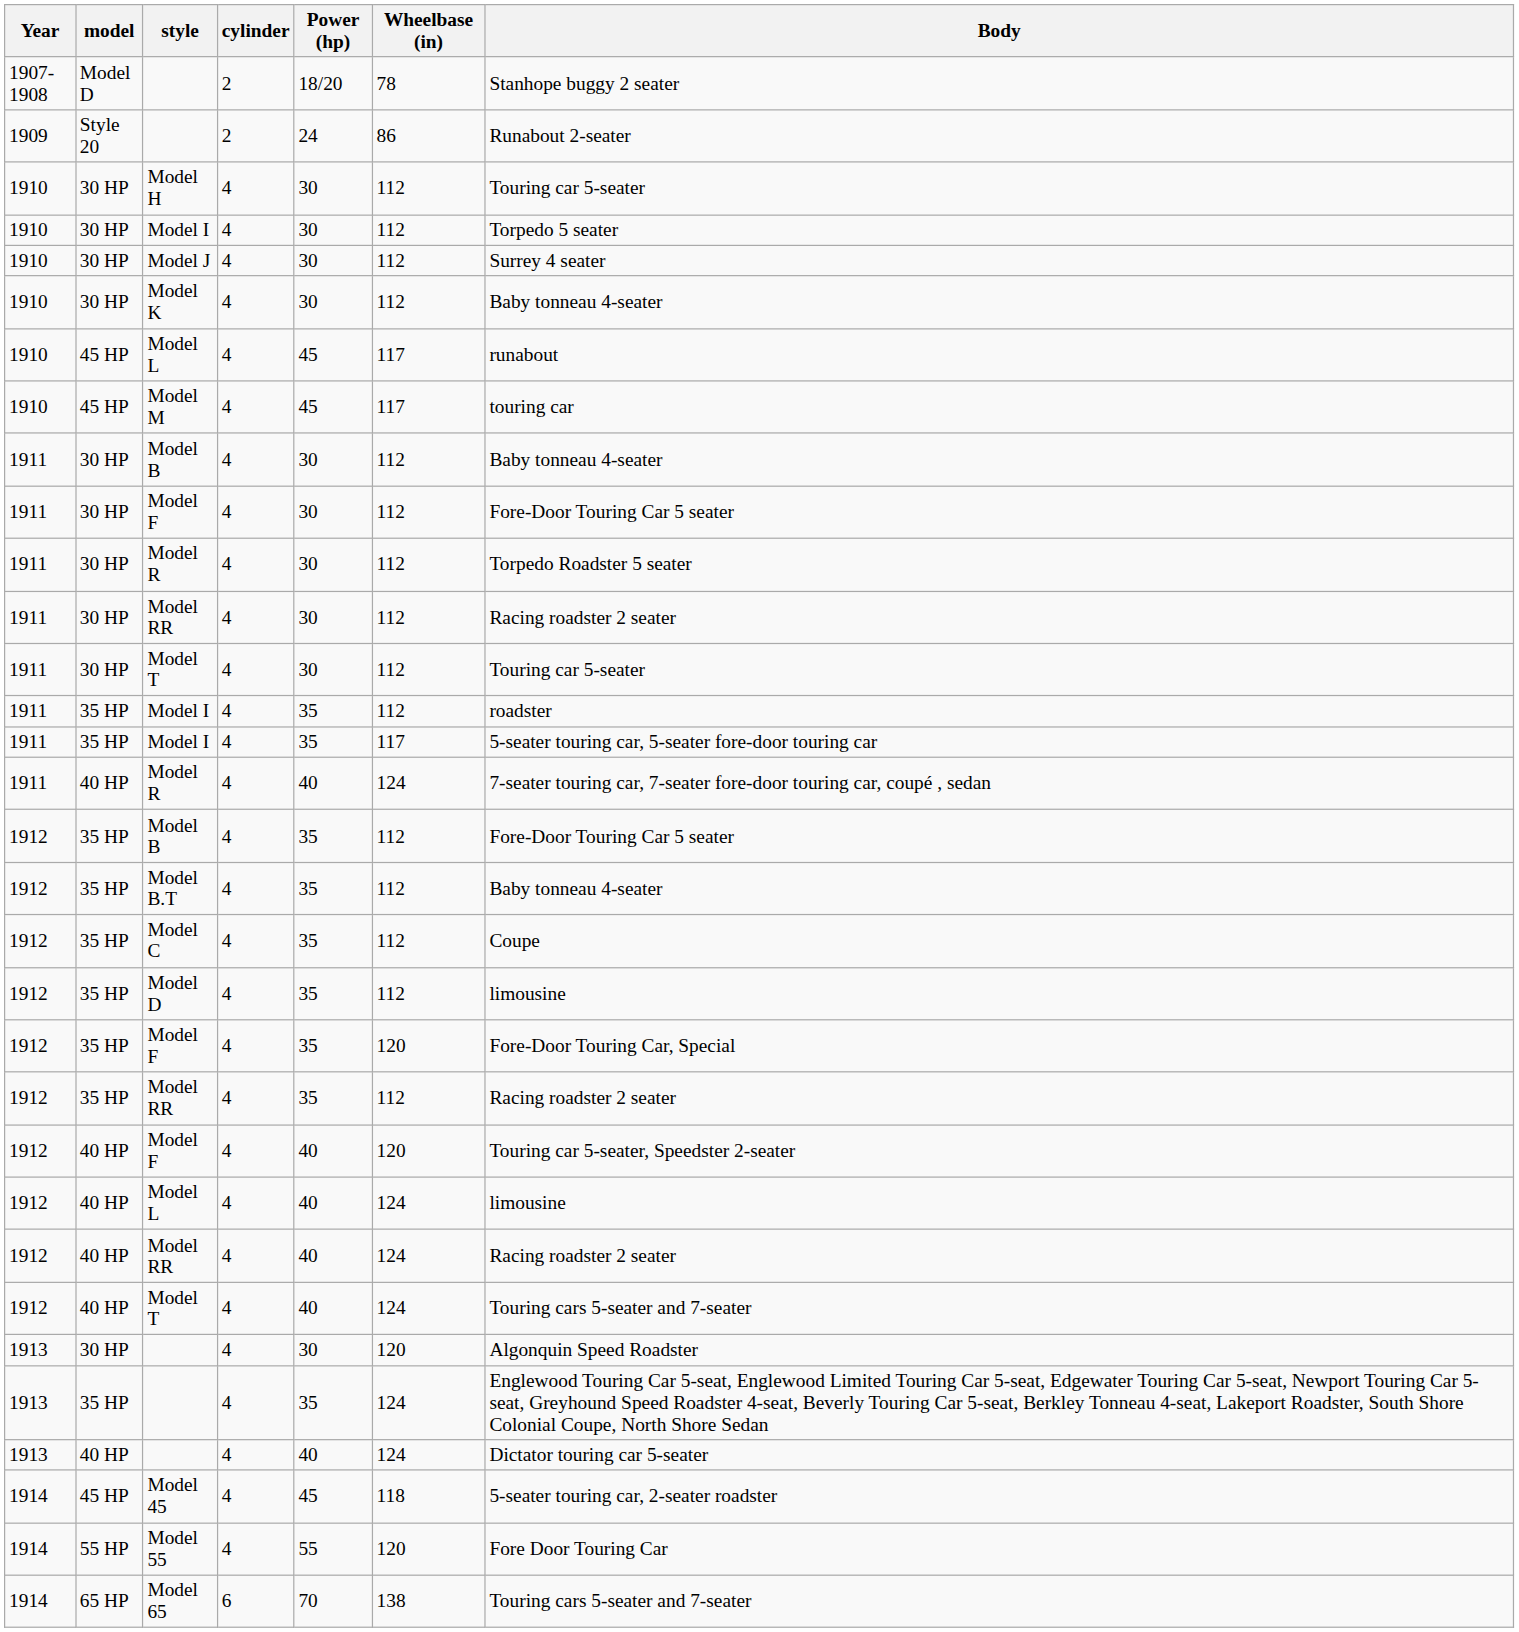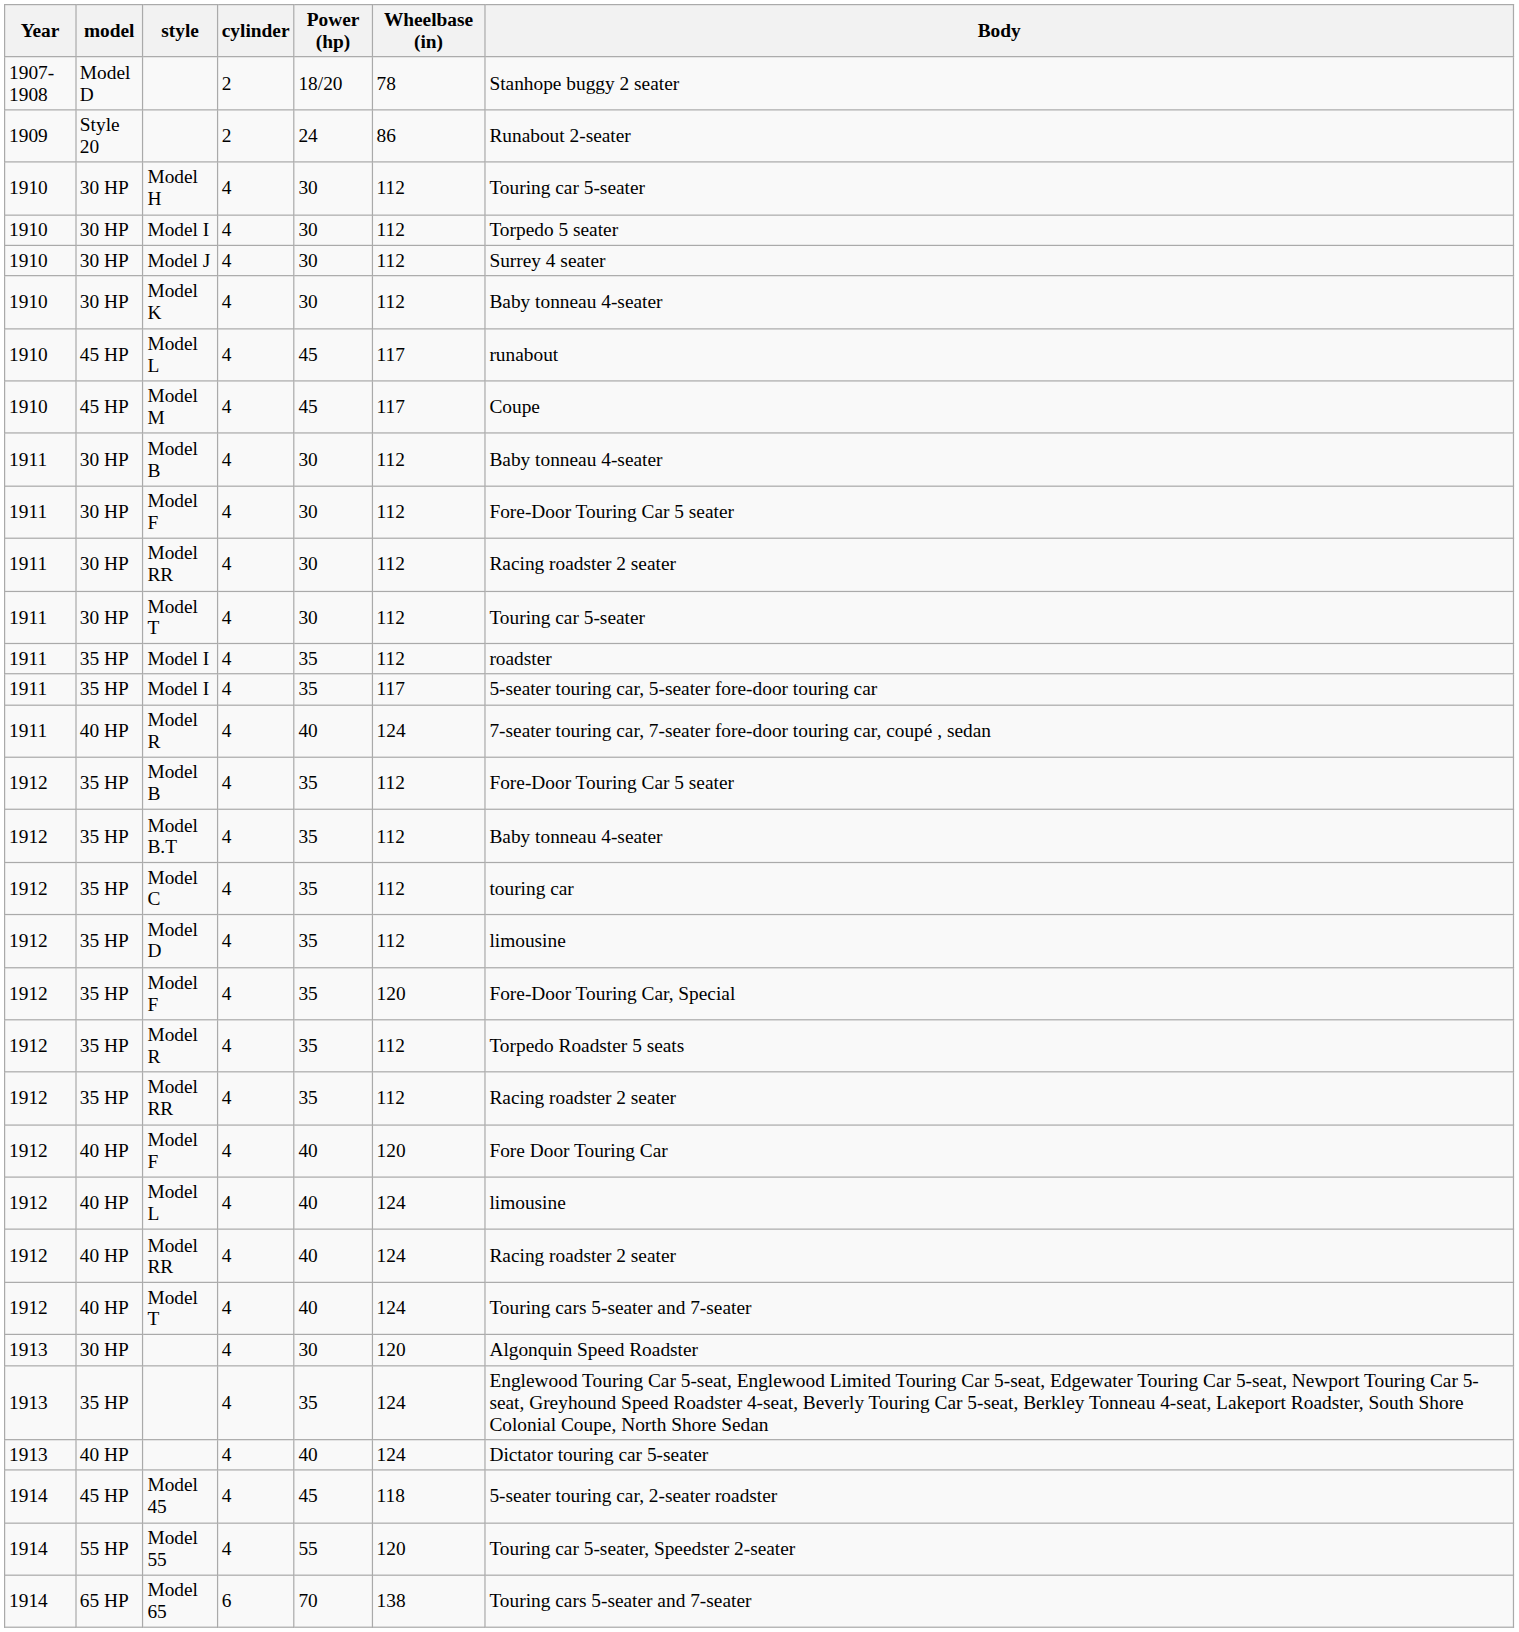(532, 407) touring car -> (515, 407) Coupe
- row: (104, 564)
(515, 940) Coupe -> (532, 888) touring car
+ row: (104, 1045)
(642, 1150) Touring car 5-seater, Speedster 2-seater -> (579, 1150) Fore Door Touring Car
(579, 1548) Fore Door Touring Car -> (642, 1548) Touring car 5-seater, Speedster 2-seater
